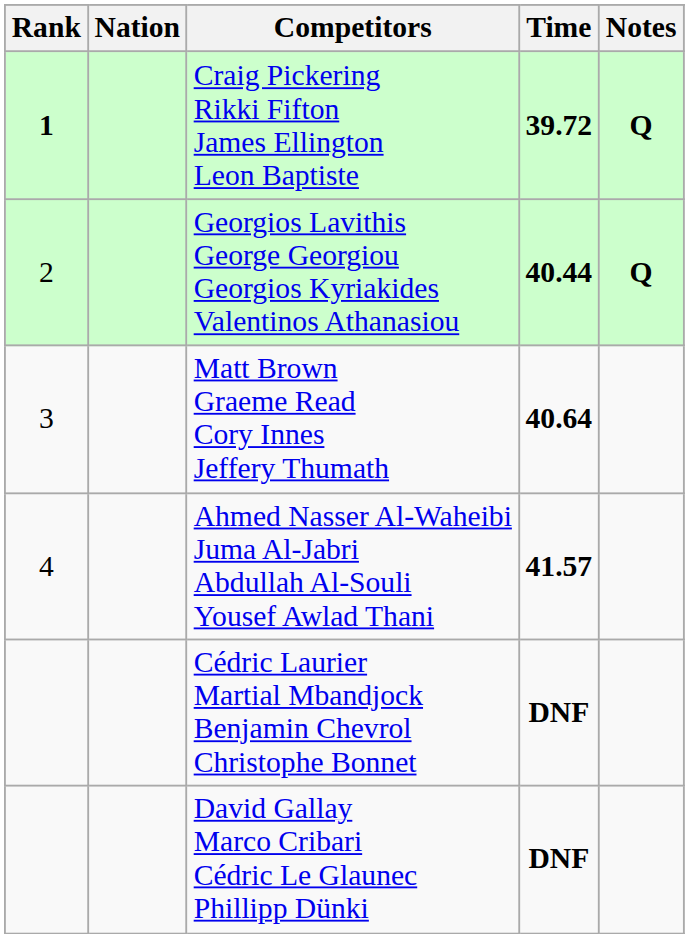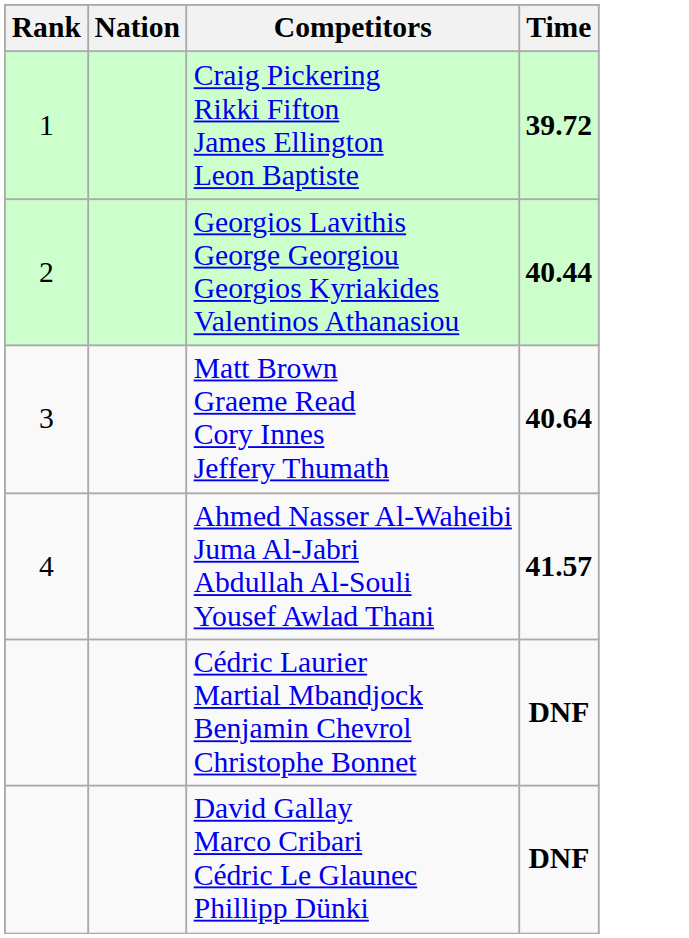- column: (641, 27)
(46, 124) bold -> (46, 124) normal
